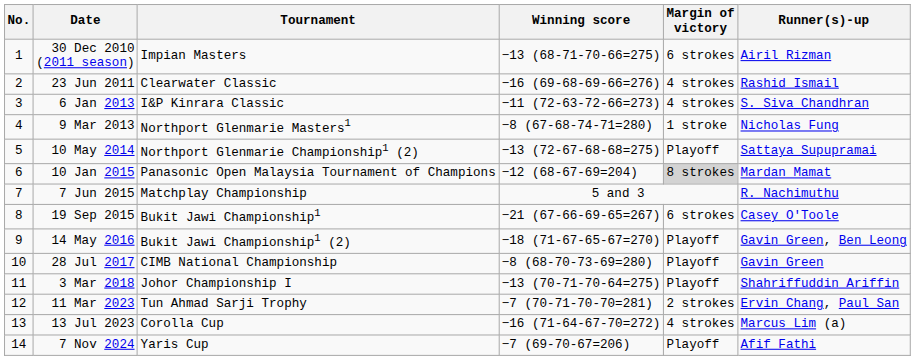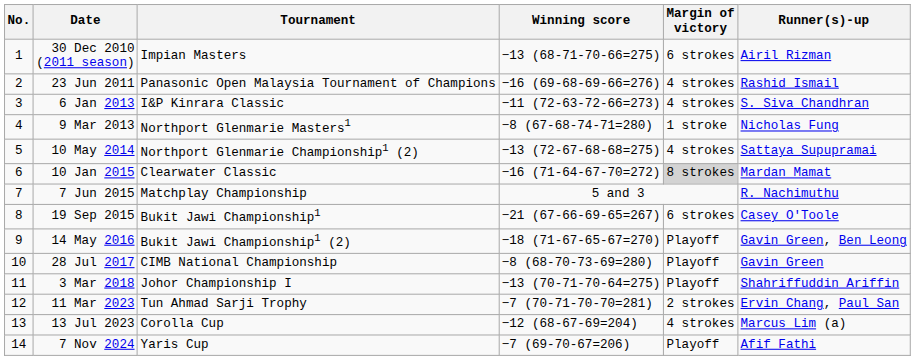(209, 84) Clearwater Classic -> (318, 84) Panasonic Open Malaysia Tournament of Champions
(693, 152) Playoff -> (700, 152) 4 strokes
(318, 174) Panasonic Open Malaysia Tournament of Champions -> (209, 174) Clearwater Classic
(570, 174) −12 (68-67-69=204) -> (581, 174) −16 (71-64-67-70=272)
(581, 325) −16 (71-64-67-70=272) -> (570, 325) −12 (68-67-69=204)
